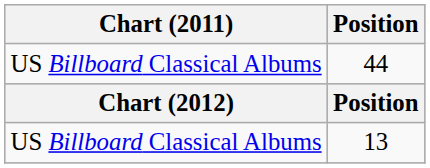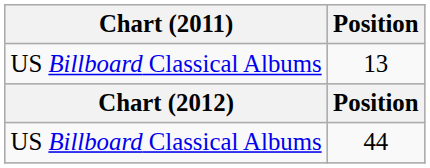rows swapped: (376, 63) <-> (376, 142)
